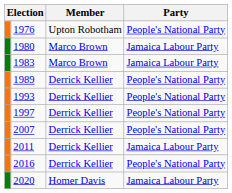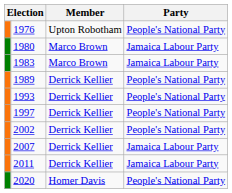+ row: (24, 130)
(176, 130) People's National Party -> (173, 146) Jamaica Labour Party
- row: (24, 163)
(173, 180) Jamaica Labour Party -> (176, 180) People's National Party
